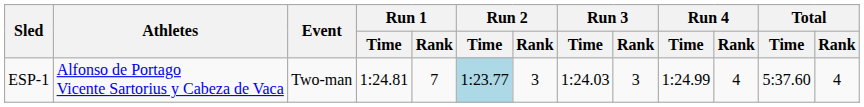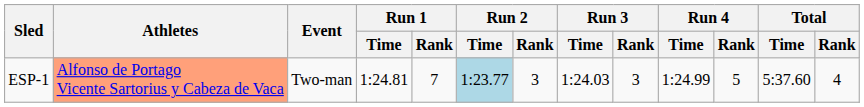(170, 80) no background -> (170, 80) lightsalmon background
(736, 80) 4 -> (736, 80) 5
